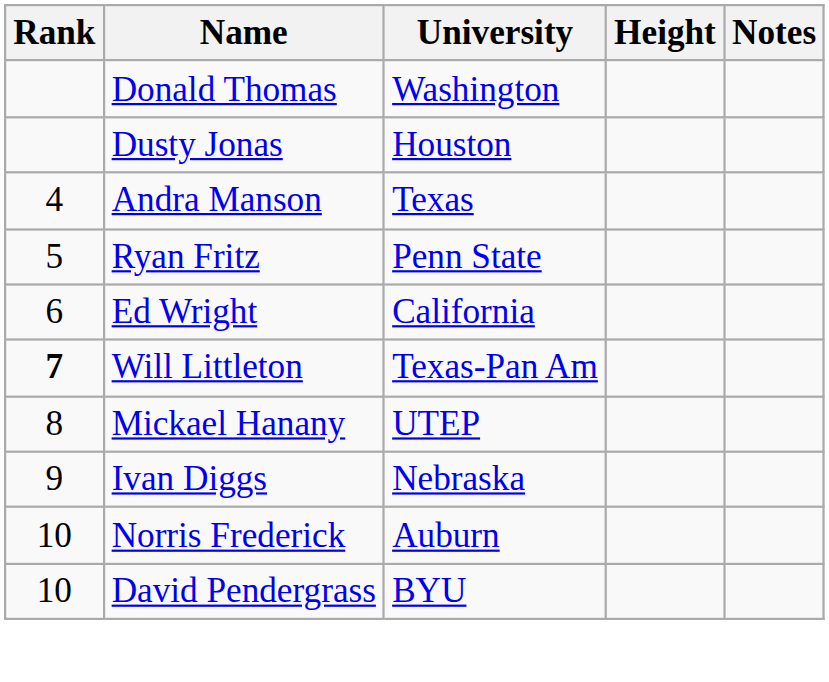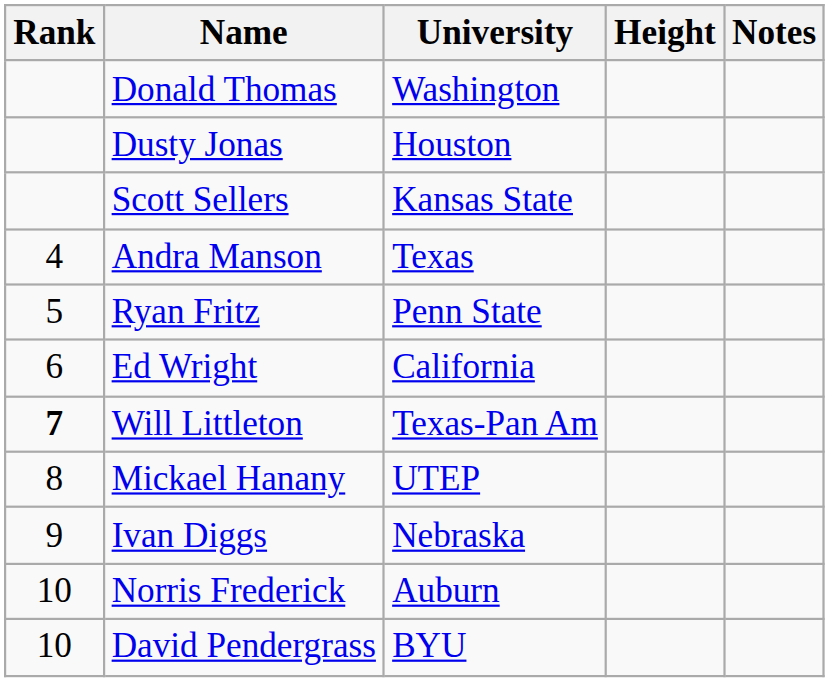+ row: (200, 199)
